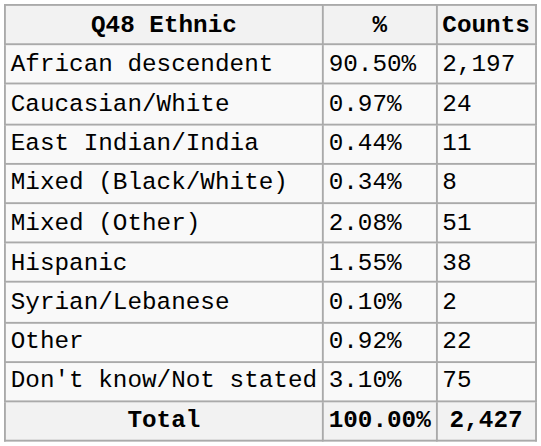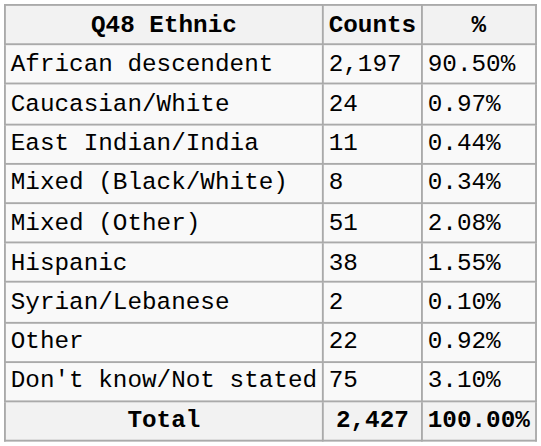columns swapped: (486, 25) <-> (380, 25)
